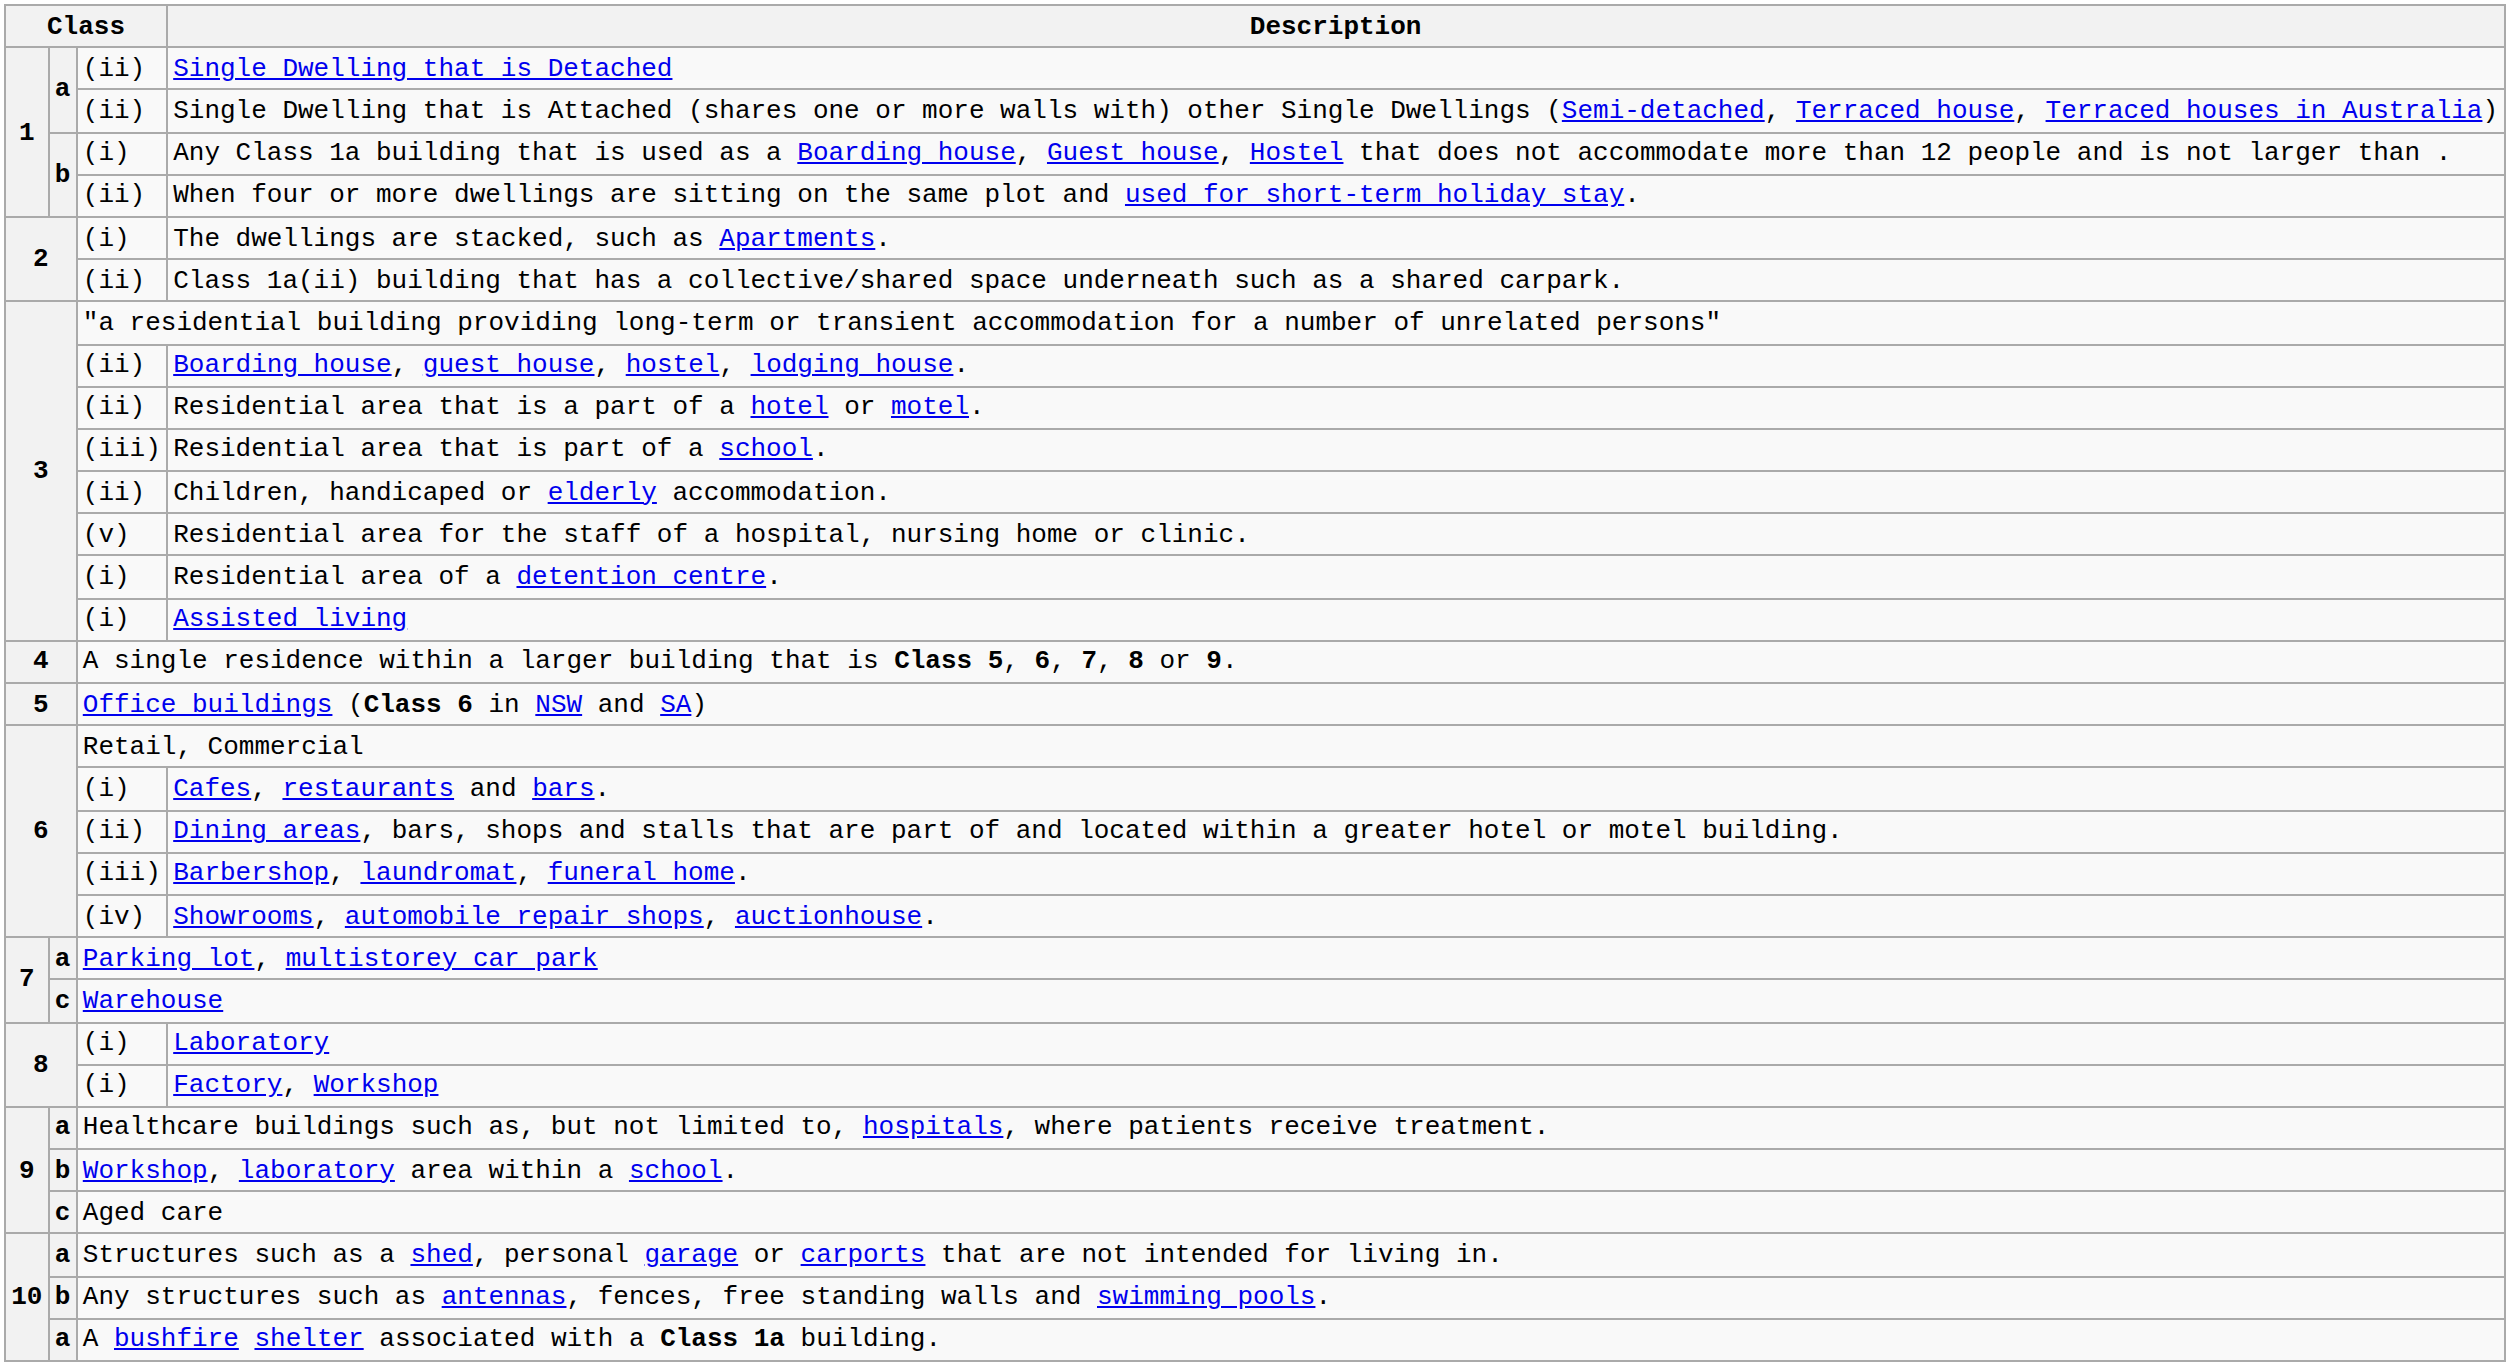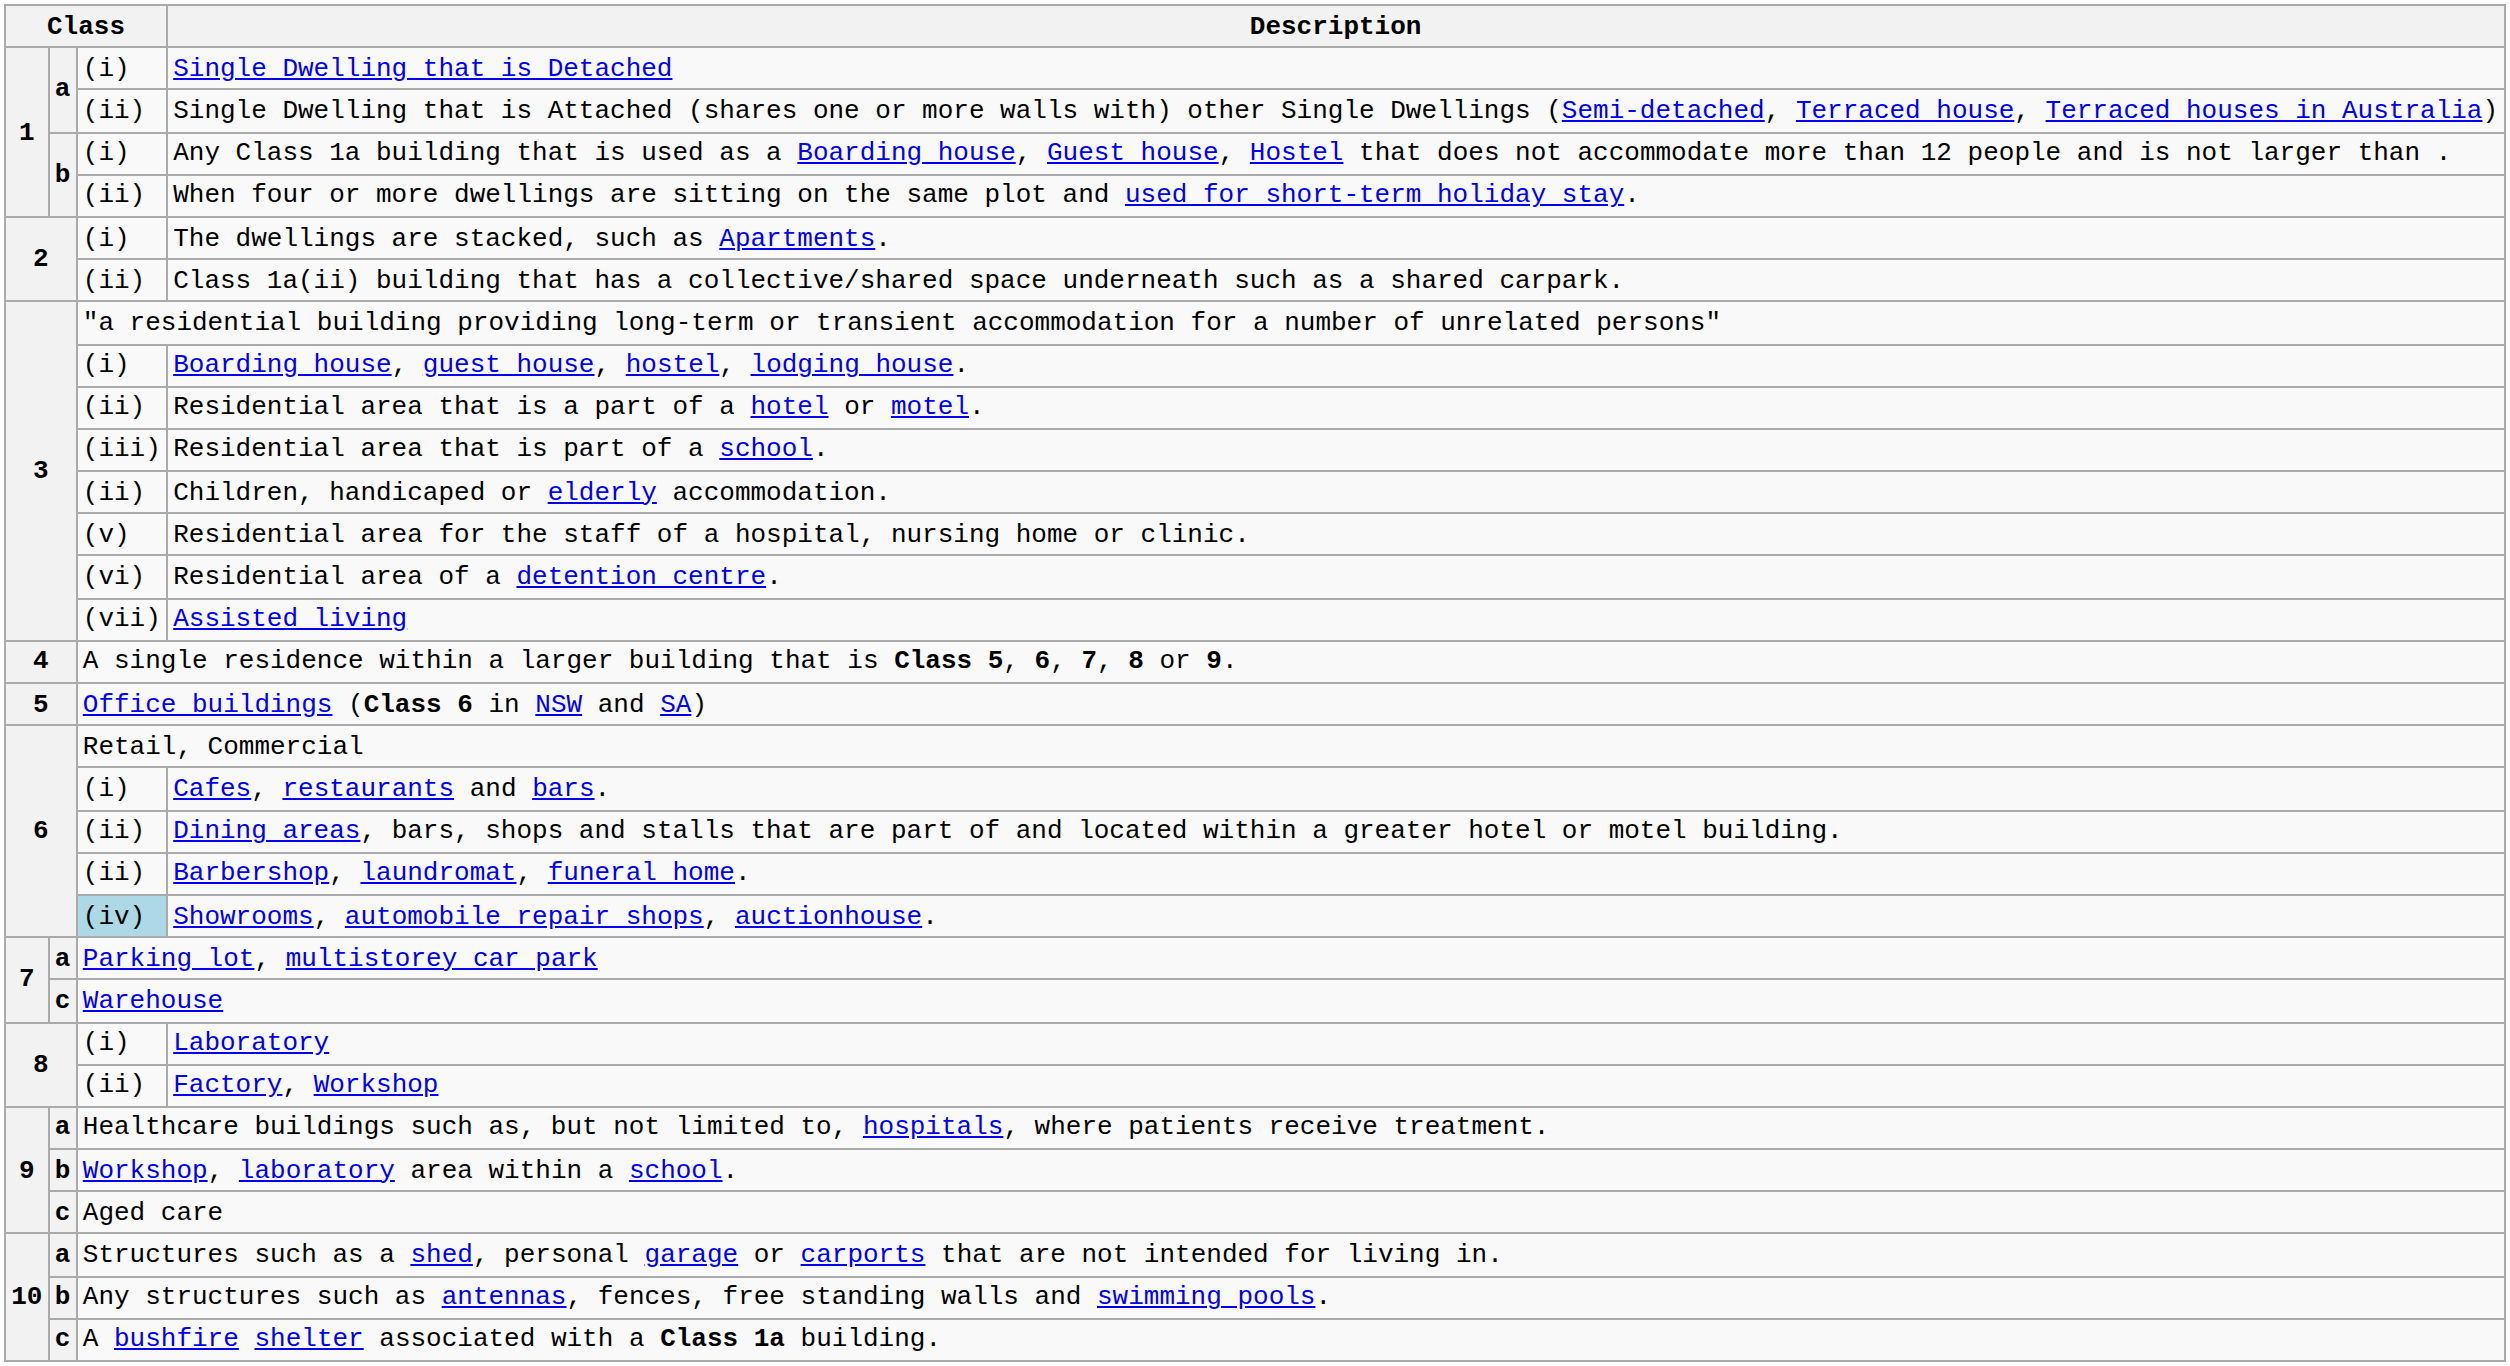(114, 69) (ii) -> (106, 69) (i)
(114, 365) (ii) -> (106, 365) (i)
(106, 577) (i) -> (114, 577) (vi)
(106, 619) (i) -> (122, 619) (vii)
(122, 874) (iii) -> (114, 874) (ii)
(114, 916) no background -> (114, 916) lightblue background
(106, 1086) (i) -> (114, 1086) (ii)
(63, 1340) a -> (63, 1340) c
